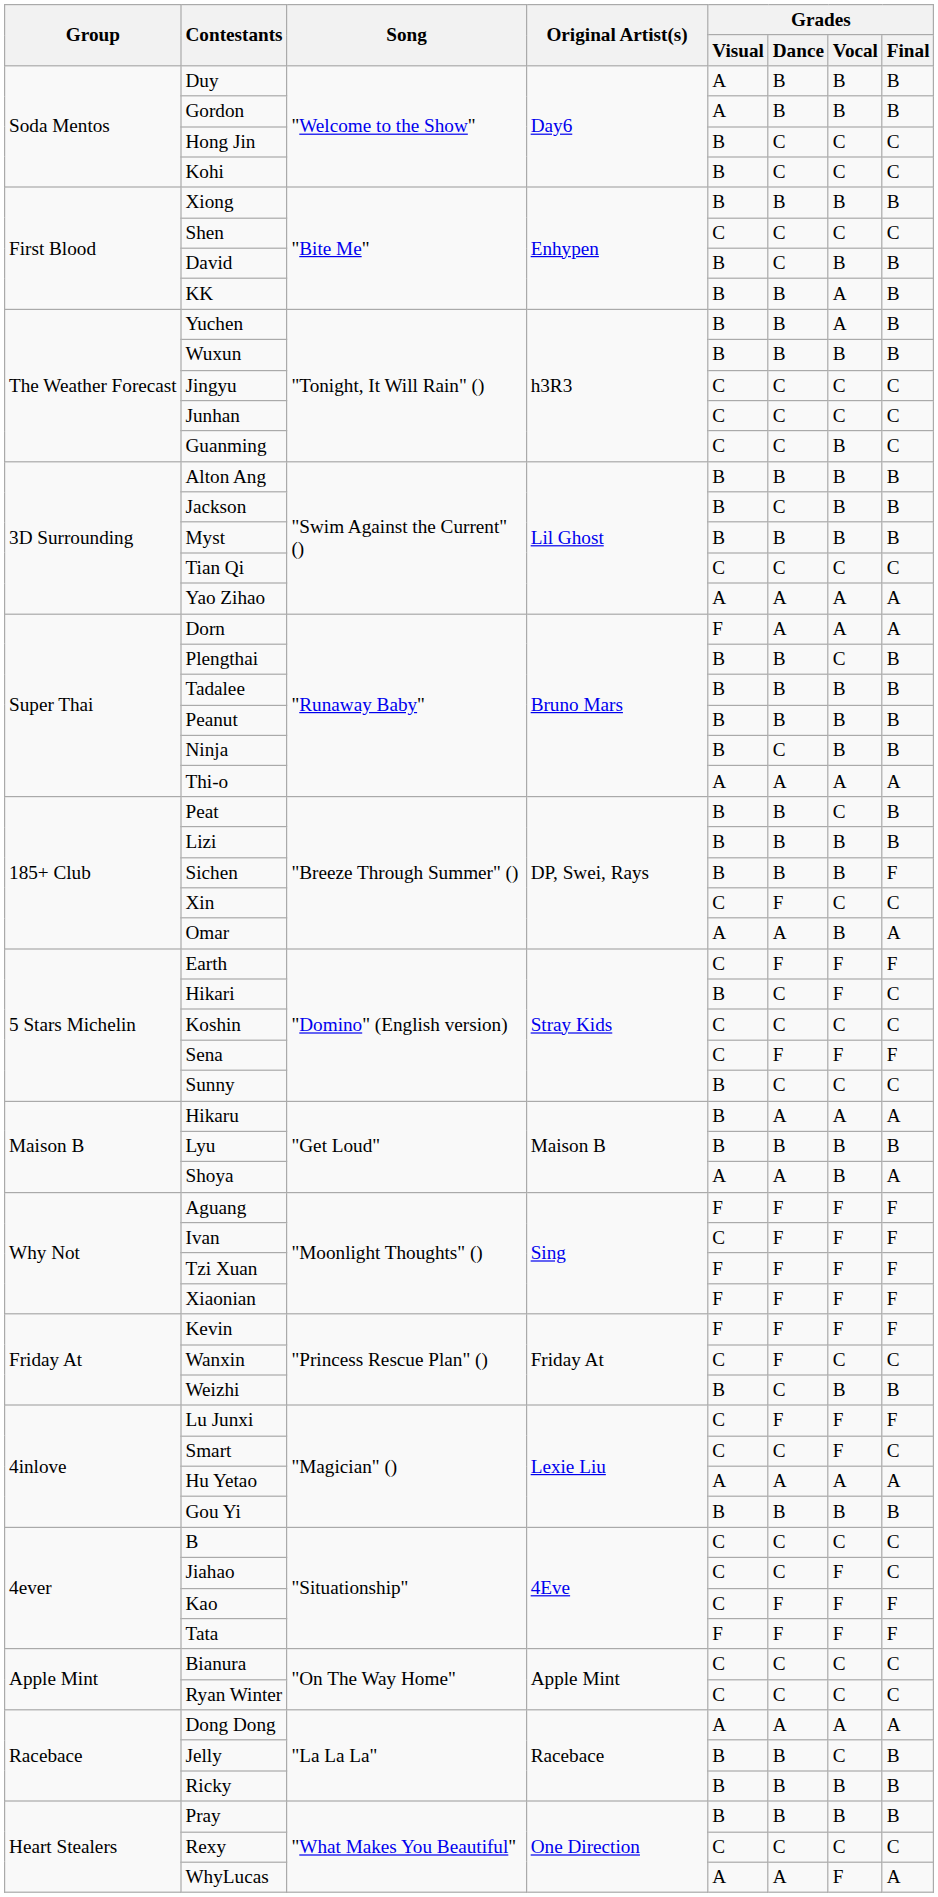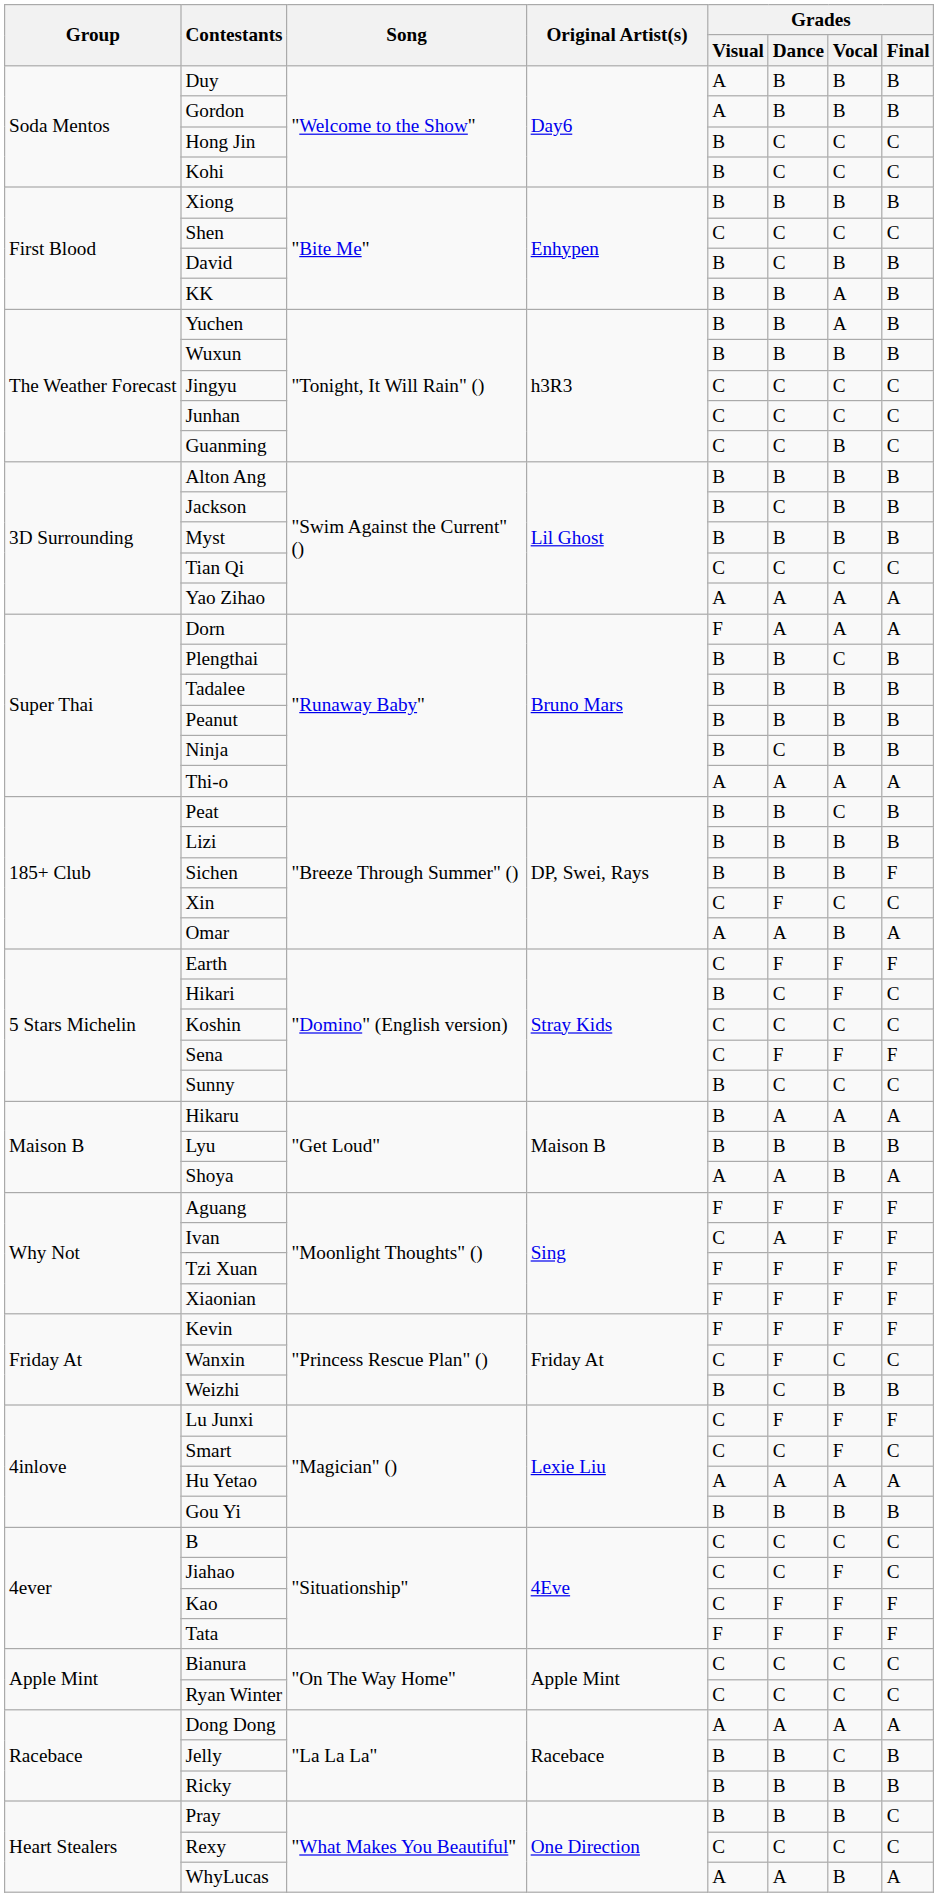(778, 1237) F -> (780, 1237) A
(893, 1816) B -> (893, 1816) C
(838, 1877) F -> (839, 1877) B
